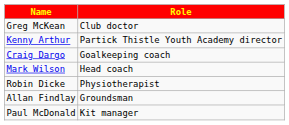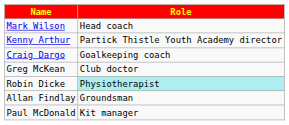rows swapped: (36, 69) <-> (36, 26)
(120, 84) no background -> (120, 84) paleturquoise background
